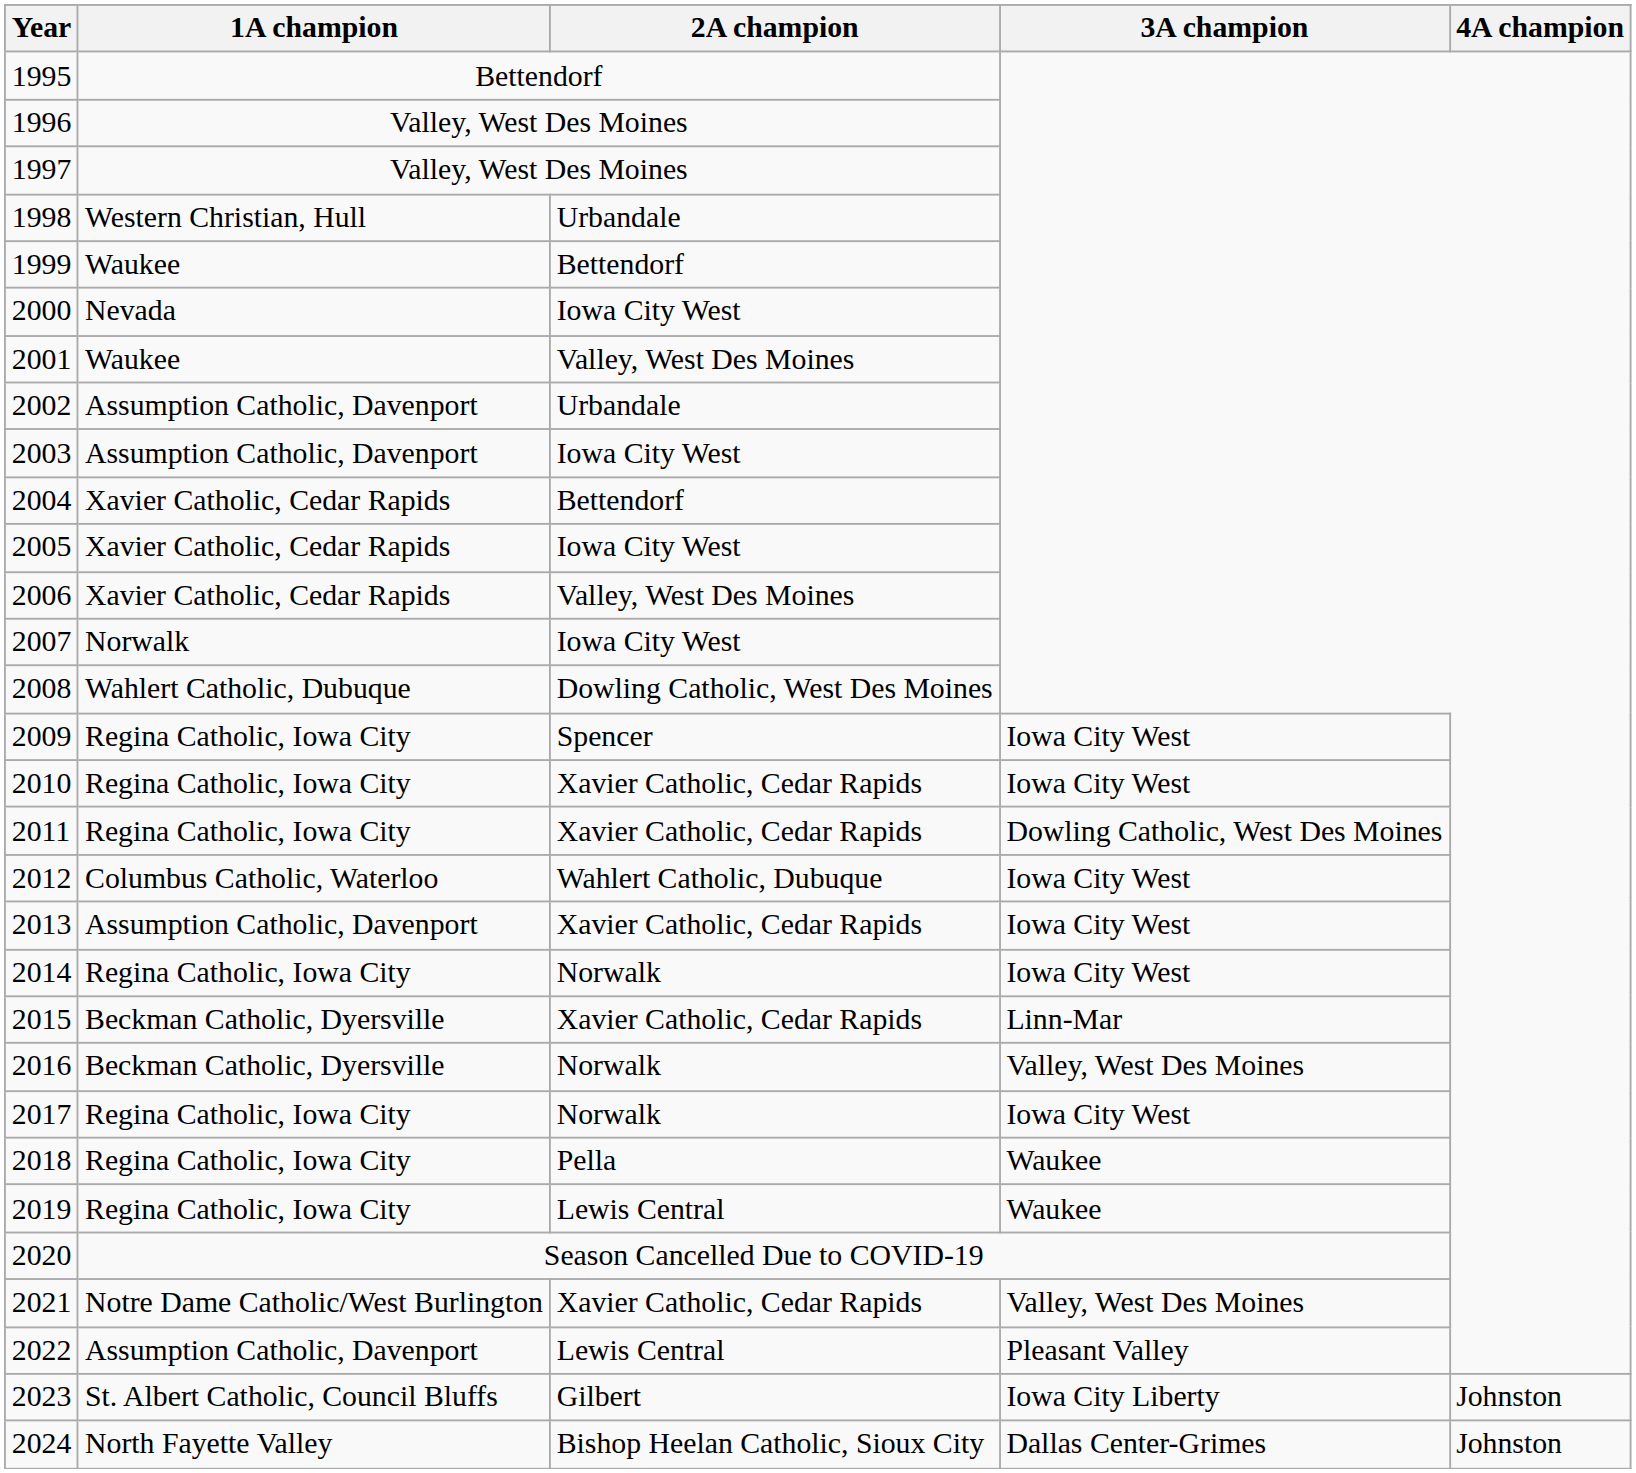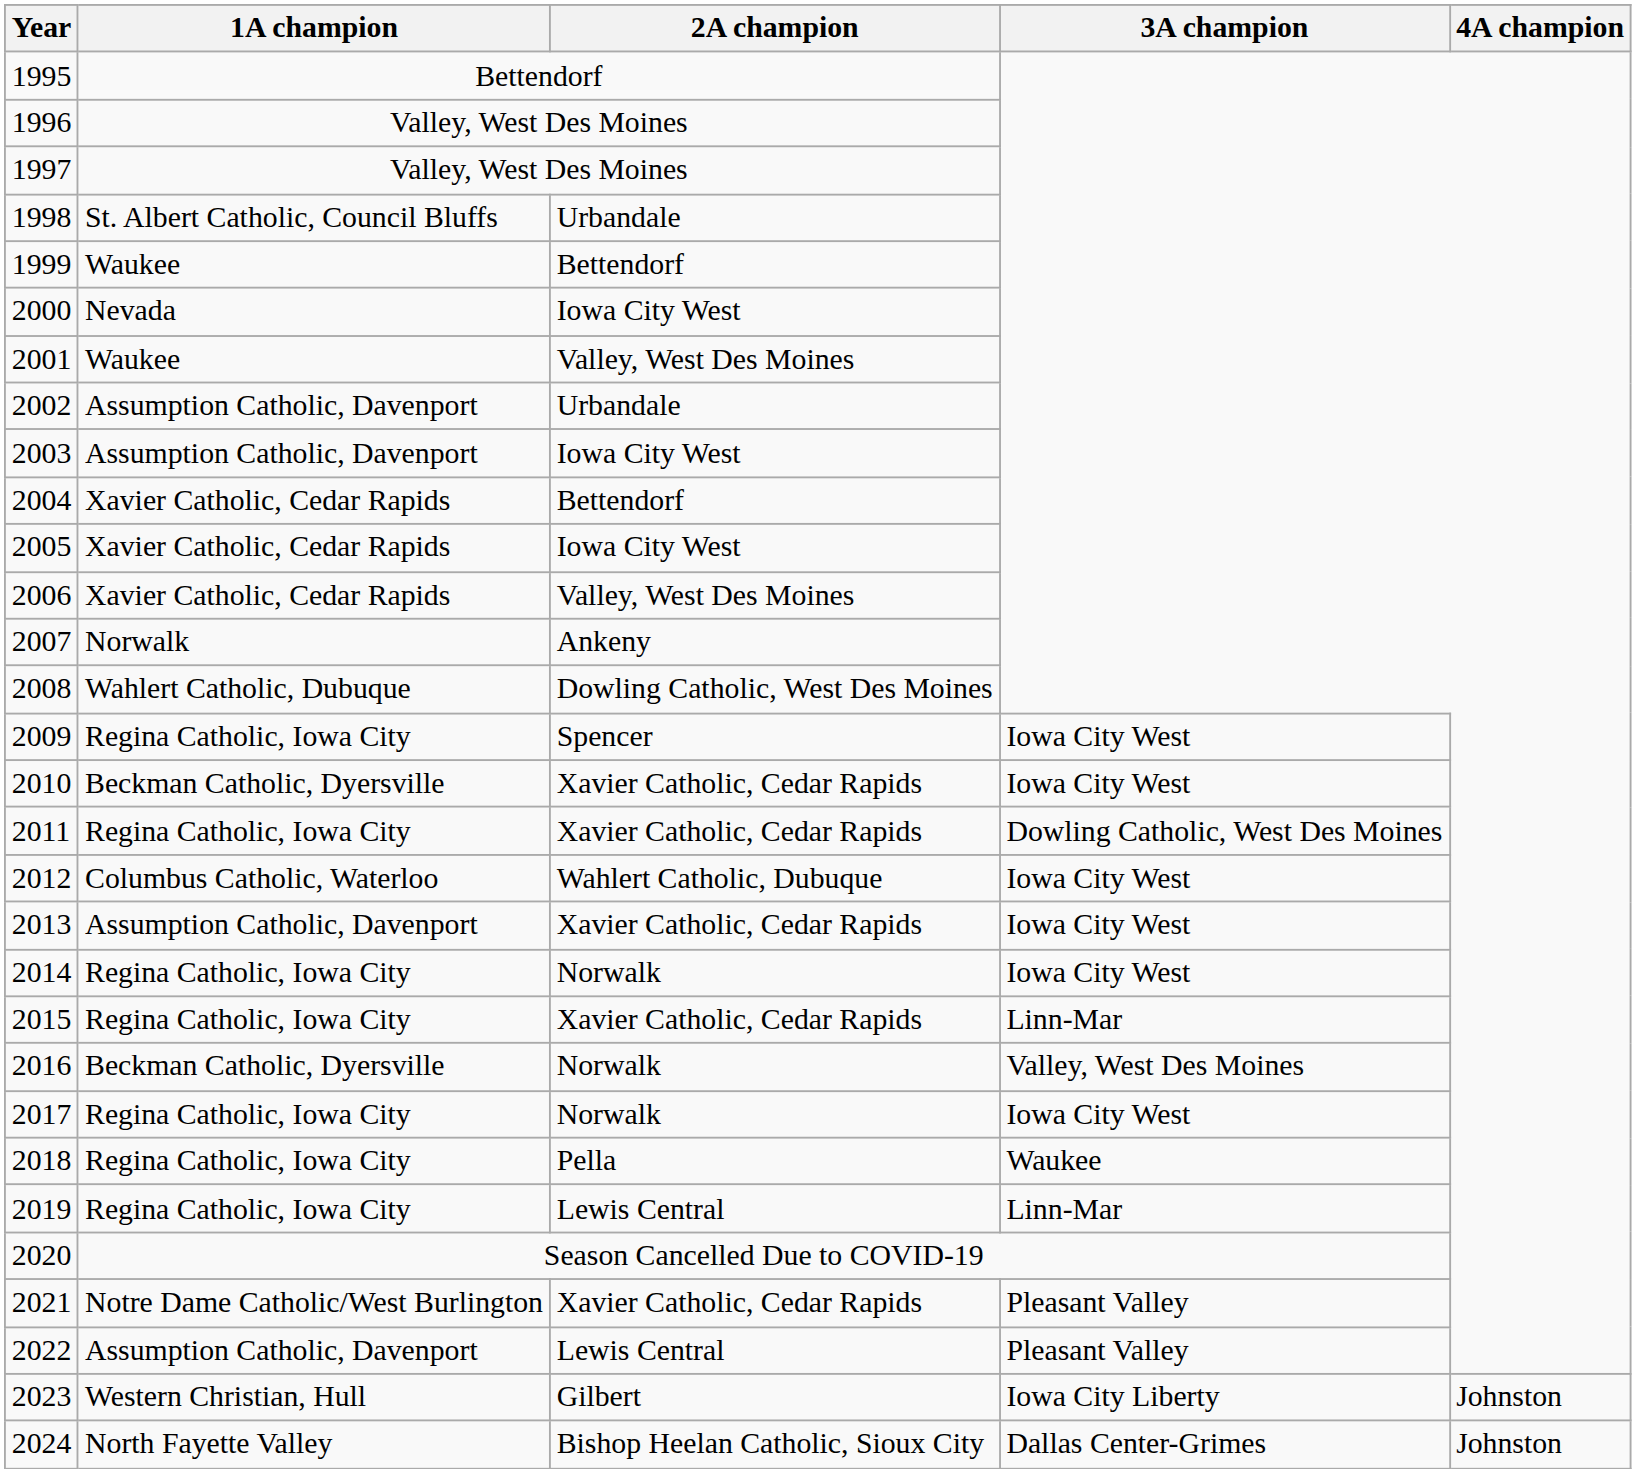(226, 216) Western Christian, Hull -> (291, 216) St. Albert Catholic, Council Bluffs
(649, 641) Iowa City West -> (604, 641) Ankeny
(248, 783) Regina Catholic, Iowa City -> (265, 783) Beckman Catholic, Dyersville
(265, 1019) Beckman Catholic, Dyersville -> (248, 1019) Regina Catholic, Iowa City
(1054, 1208) Waukee -> (1064, 1208) Linn-Mar
(1155, 1302) Valley, West Des Moines -> (1097, 1302) Pleasant Valley
(291, 1396) St. Albert Catholic, Council Bluffs -> (226, 1396) Western Christian, Hull
